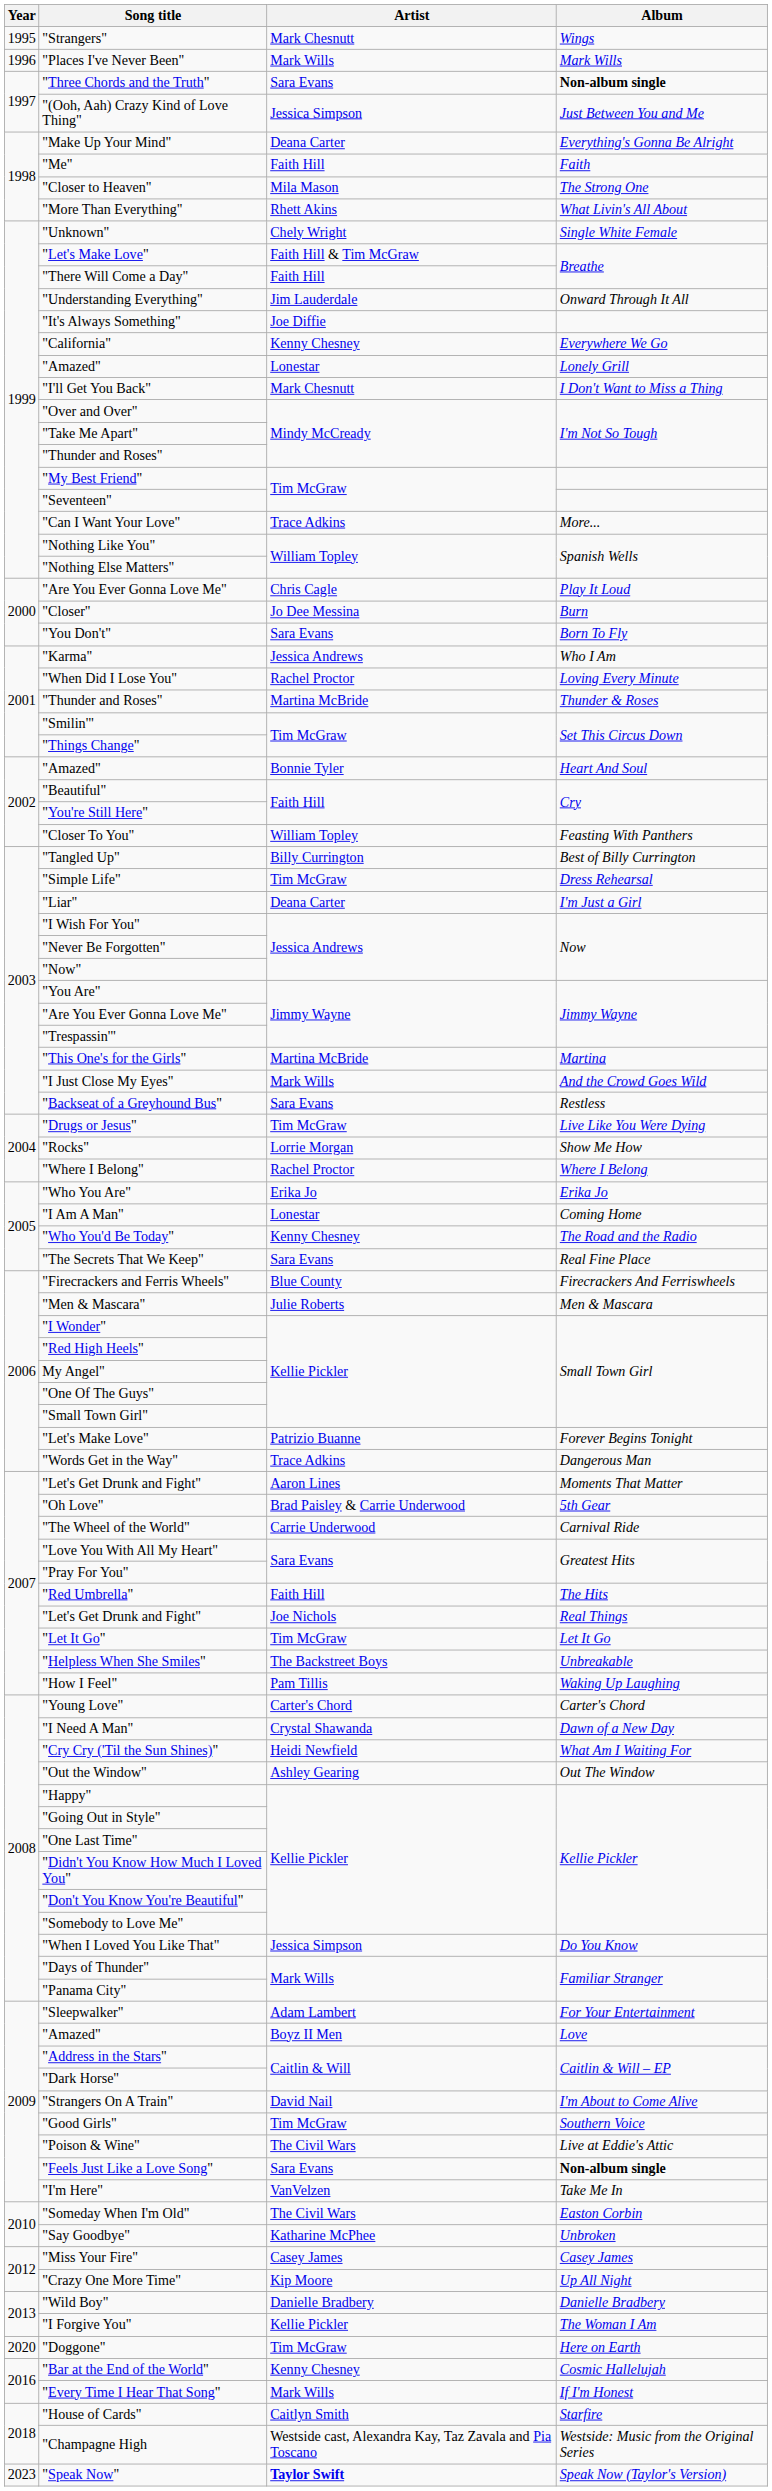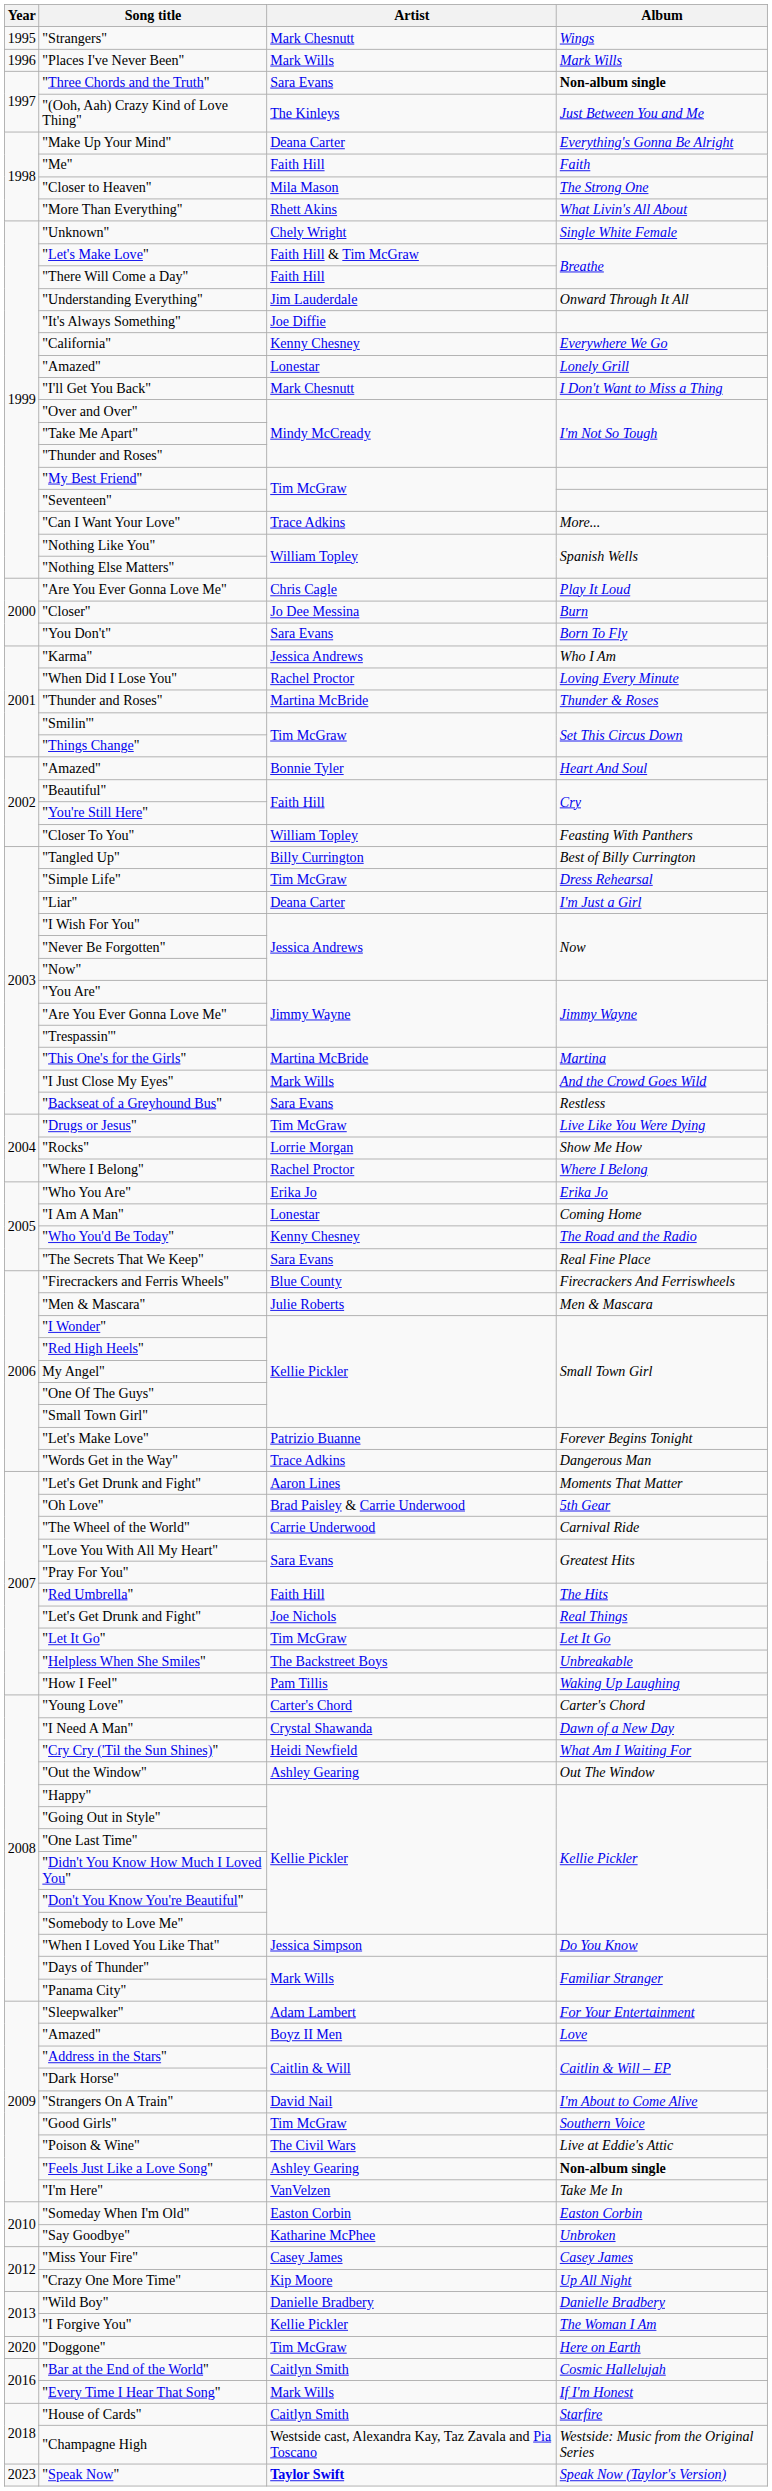(316, 112) Jessica Simpson -> (305, 112) The Kinleys
(302, 2168) Sara Evans -> (315, 2168) Ashley Gearing
(313, 2213) The Civil Wars -> (311, 2213) Easton Corbin
(315, 2369) Kenny Chesney -> (310, 2369) Caitlyn Smith
